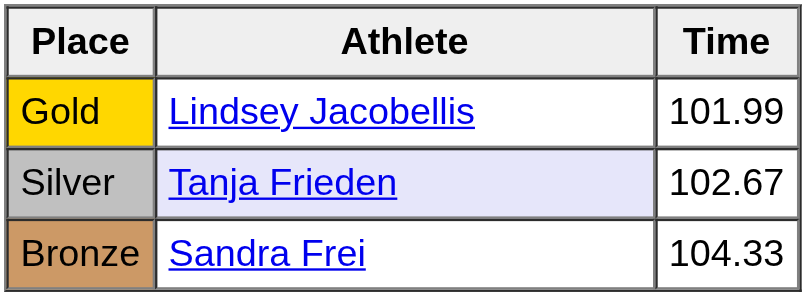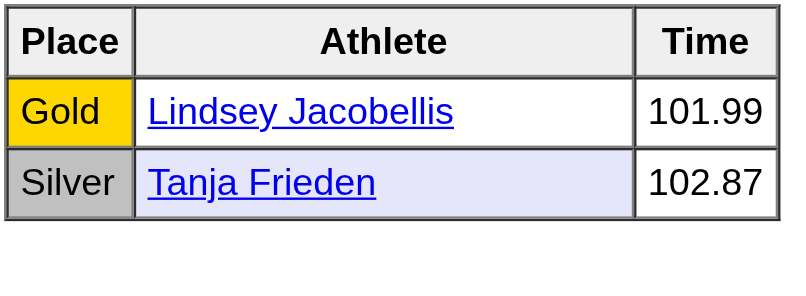(727, 182) 102.67 -> (706, 182) 102.87
- row: (80, 253)
